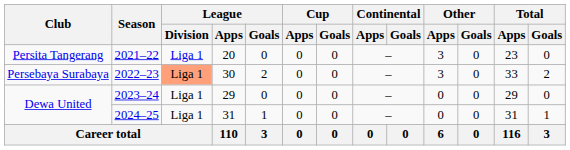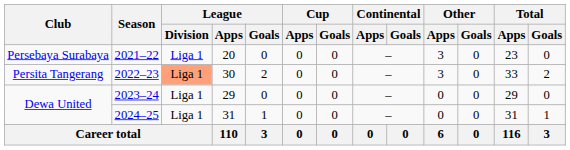(58, 54) Persita Tangerang -> (58, 54) Persebaya Surabaya
(58, 74) Persebaya Surabaya -> (58, 74) Persita Tangerang
